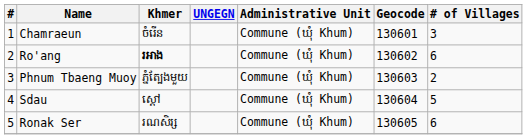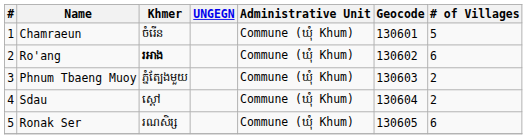(433, 34) 3 -> (433, 34) 5
(433, 101) 5 -> (433, 101) 2
